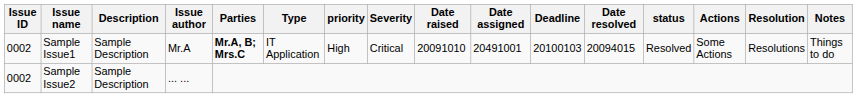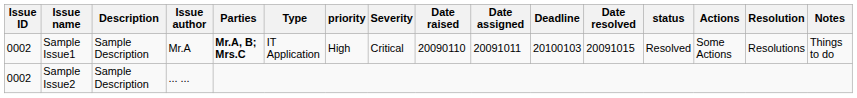(441, 48) 20091010 -> (442, 48) 20090110
(497, 48) 20491001 -> (497, 48) 20091011
(611, 48) 20094015 -> (611, 48) 20091015
